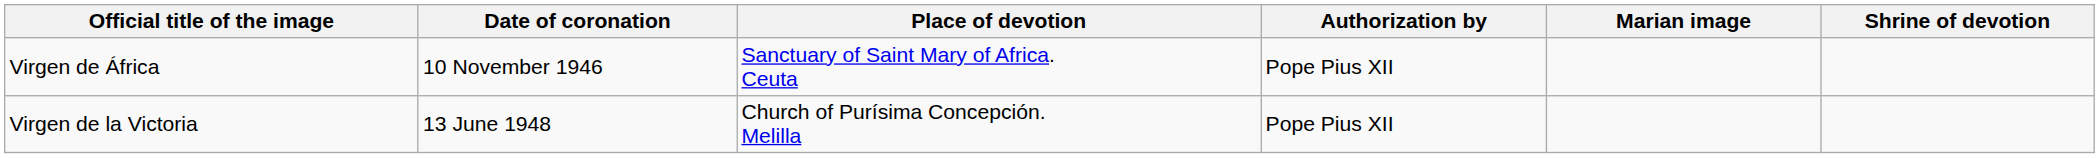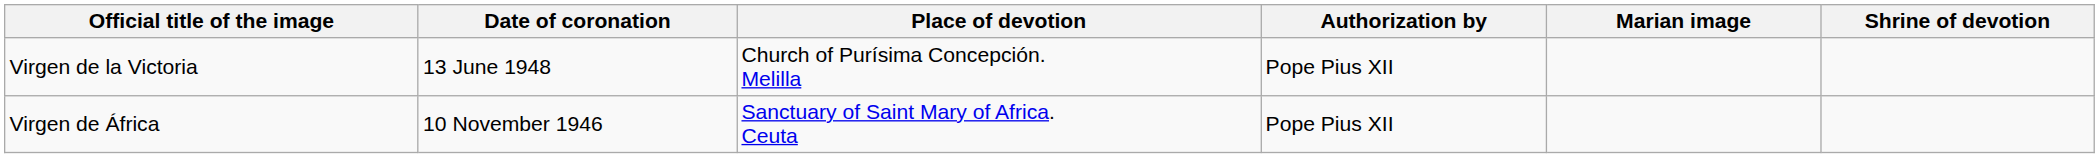rows swapped: (84, 66) <-> (104, 123)
